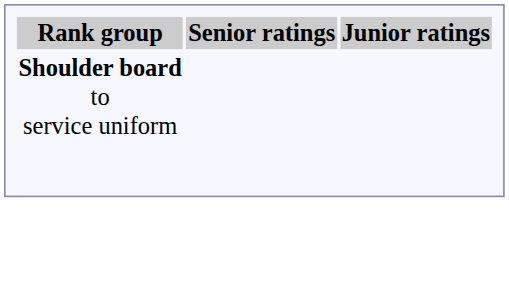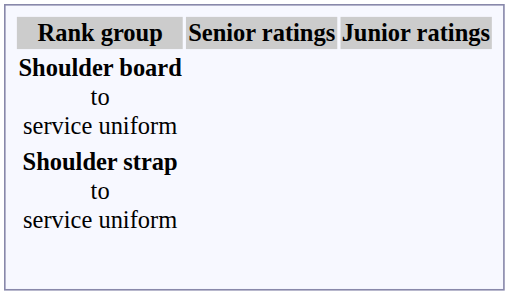+ row: (100, 190)
